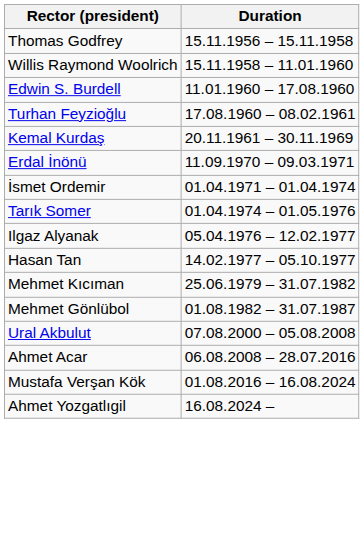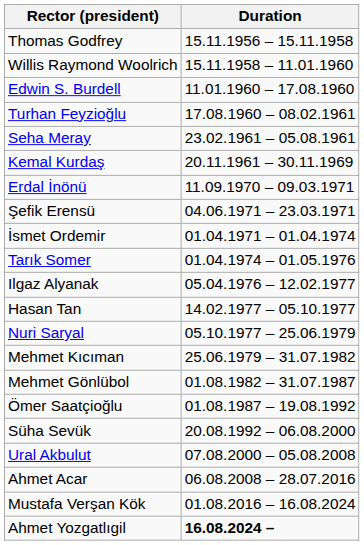+ row: (49, 138)
+ row: (52, 211)
+ row: (46, 333)
+ row: (65, 406)
+ row: (49, 430)
(230, 406) normal -> (230, 528) bold
